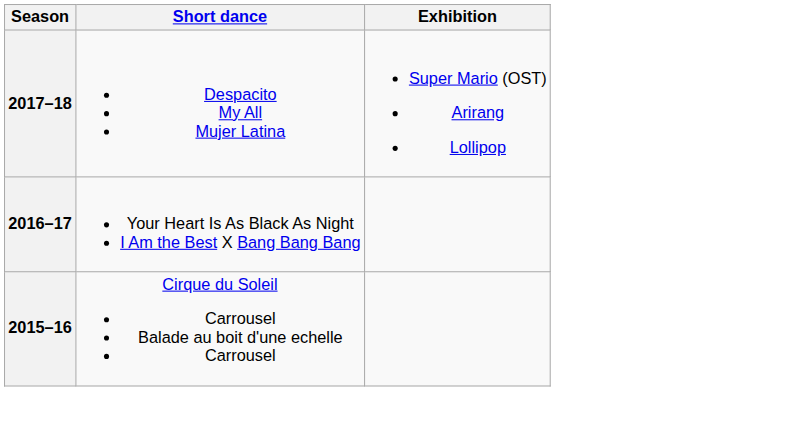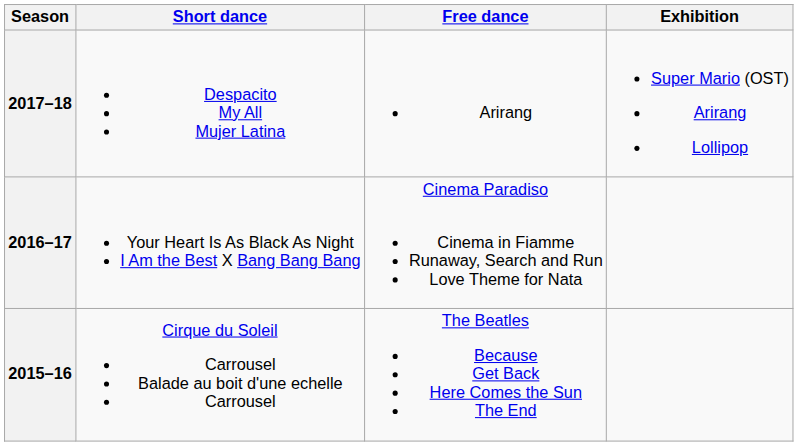+ column: (485, 17)
